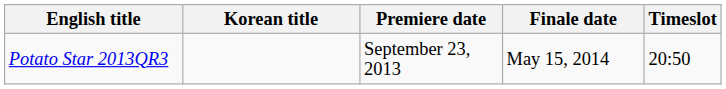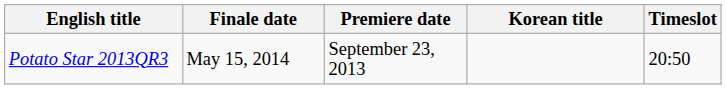columns swapped: (271, 19) <-> (573, 19)
